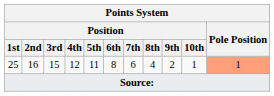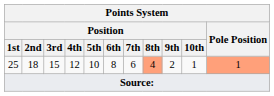(33, 65) 16 -> (33, 65) 18
(94, 65) 11 -> (94, 65) 10
(153, 65) no background -> (153, 65) lightsalmon background
